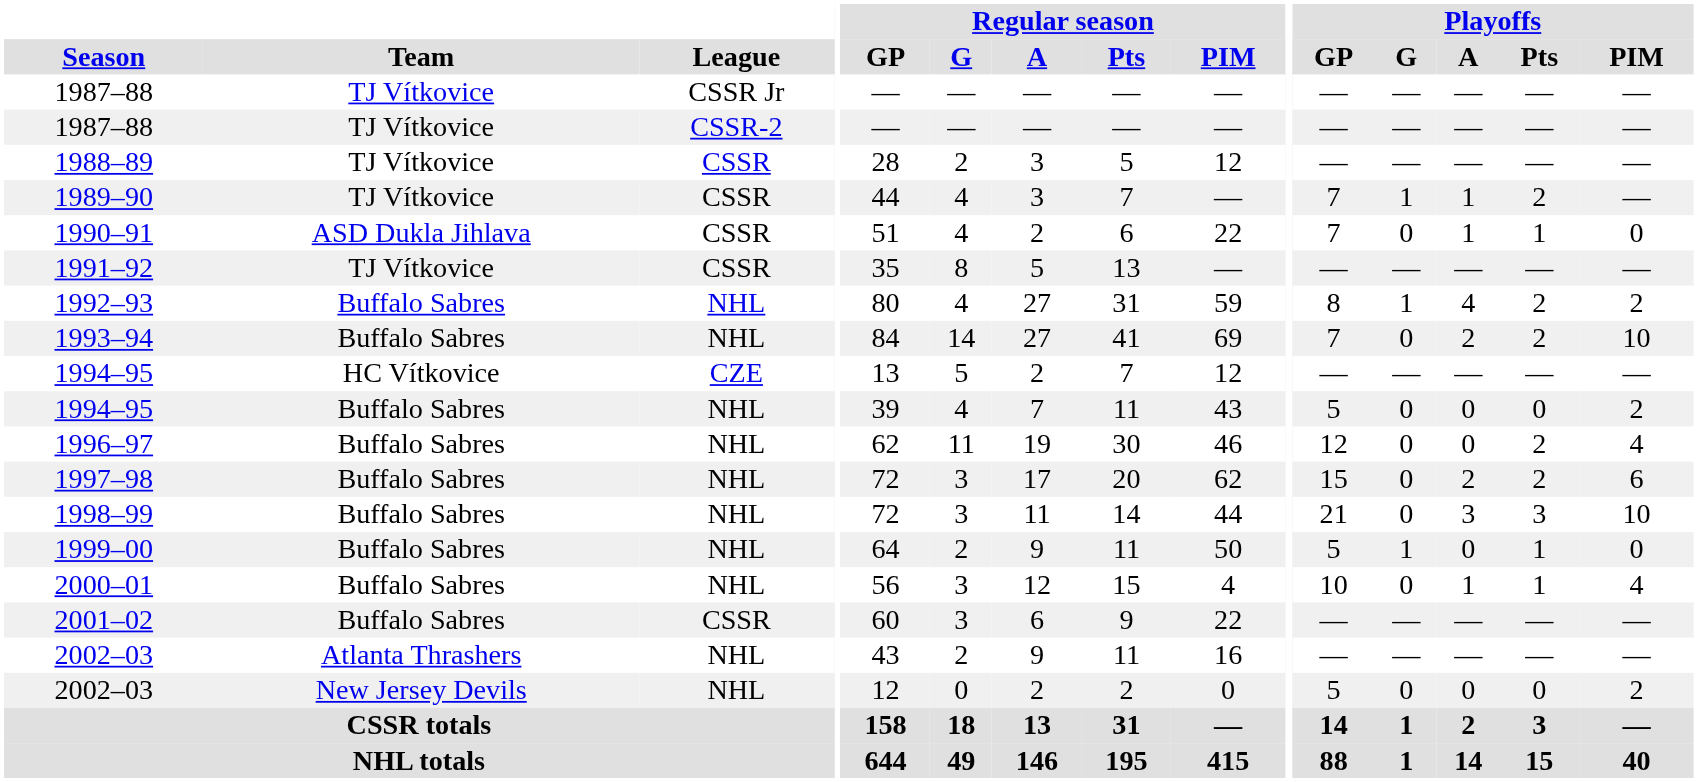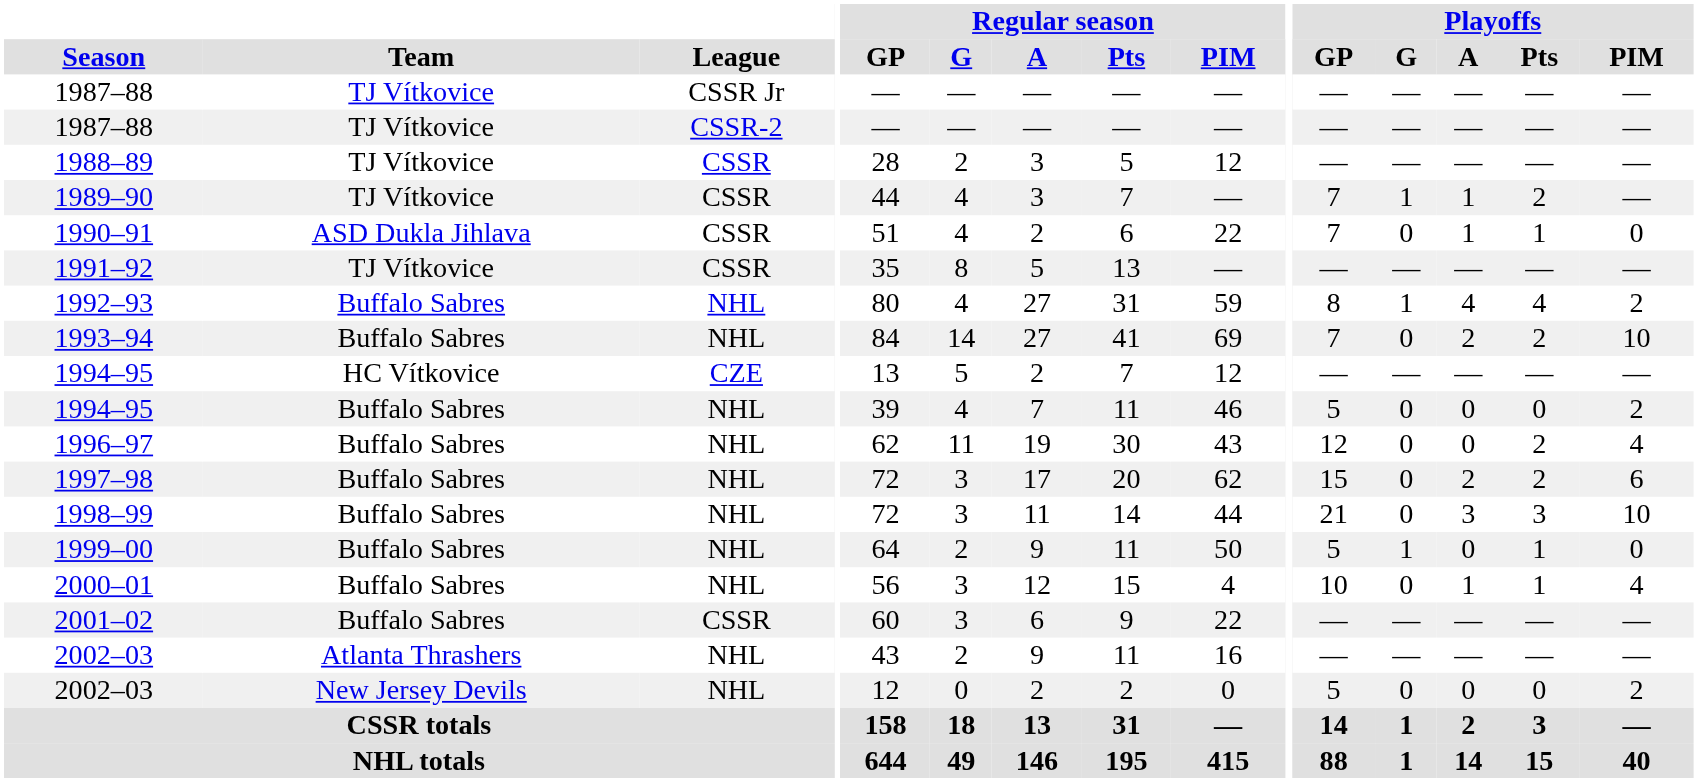(1539, 302) 2 -> (1539, 302) 4
(1228, 408) 43 -> (1228, 408) 46
(1228, 443) 46 -> (1228, 443) 43
